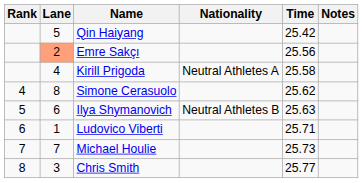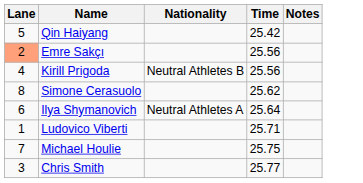- column: (22, 14)
(230, 71) Neutral Athletes A -> (195, 71) Neutral Athletes B
(300, 71) 25.58 -> (265, 71) 25.56
(231, 110) Neutral Athletes B -> (195, 110) Neutral Athletes A
(300, 110) 25.63 -> (265, 110) 25.64
(300, 149) 25.73 -> (265, 149) 25.75
